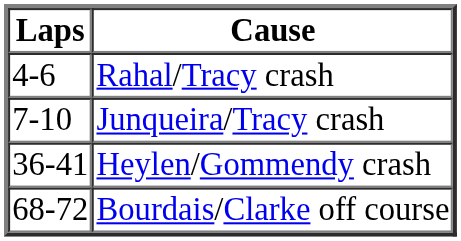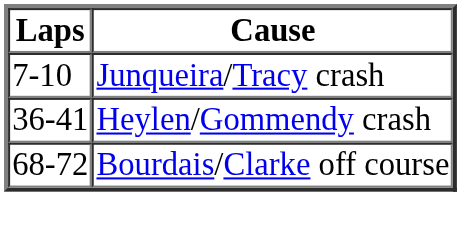- row: (215, 74)
